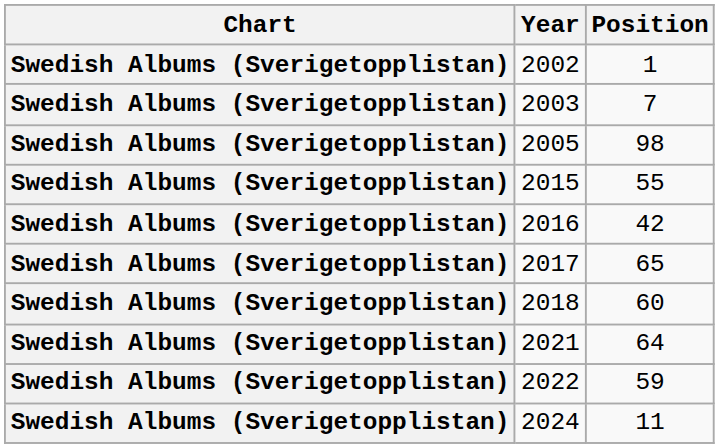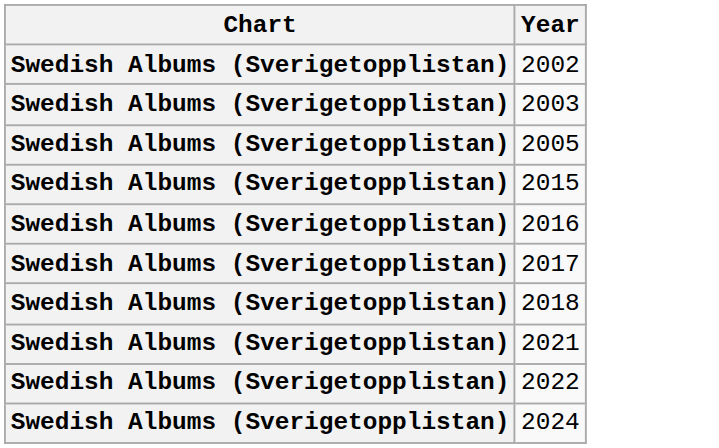- column: (650, 25)
